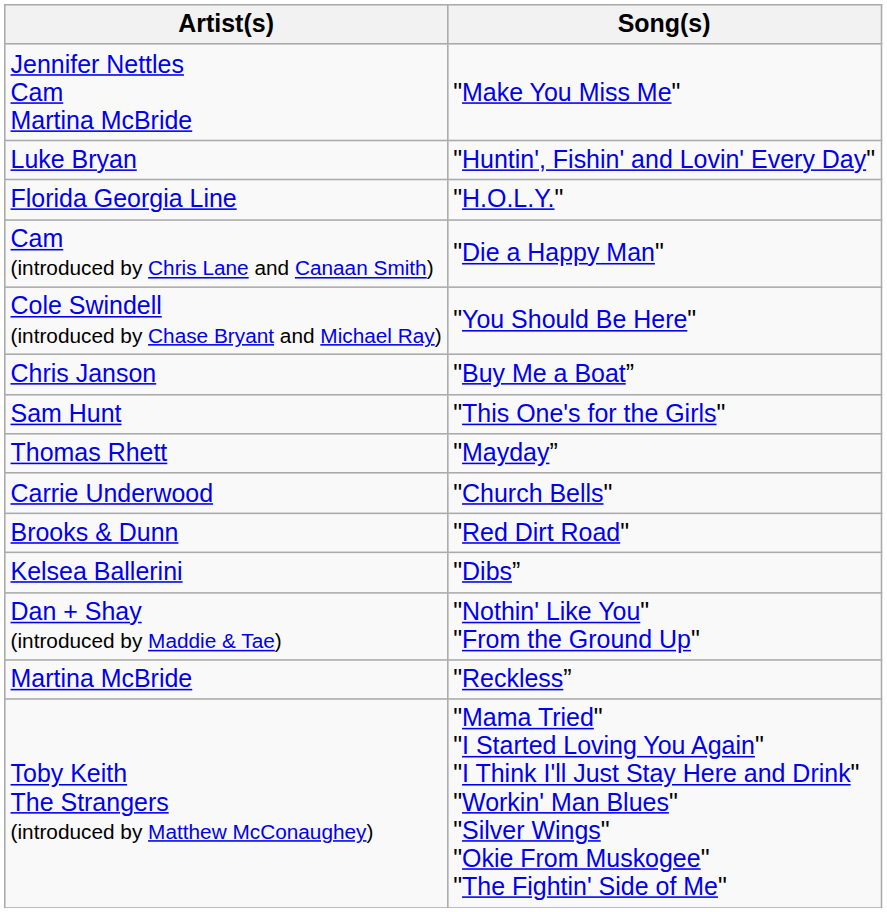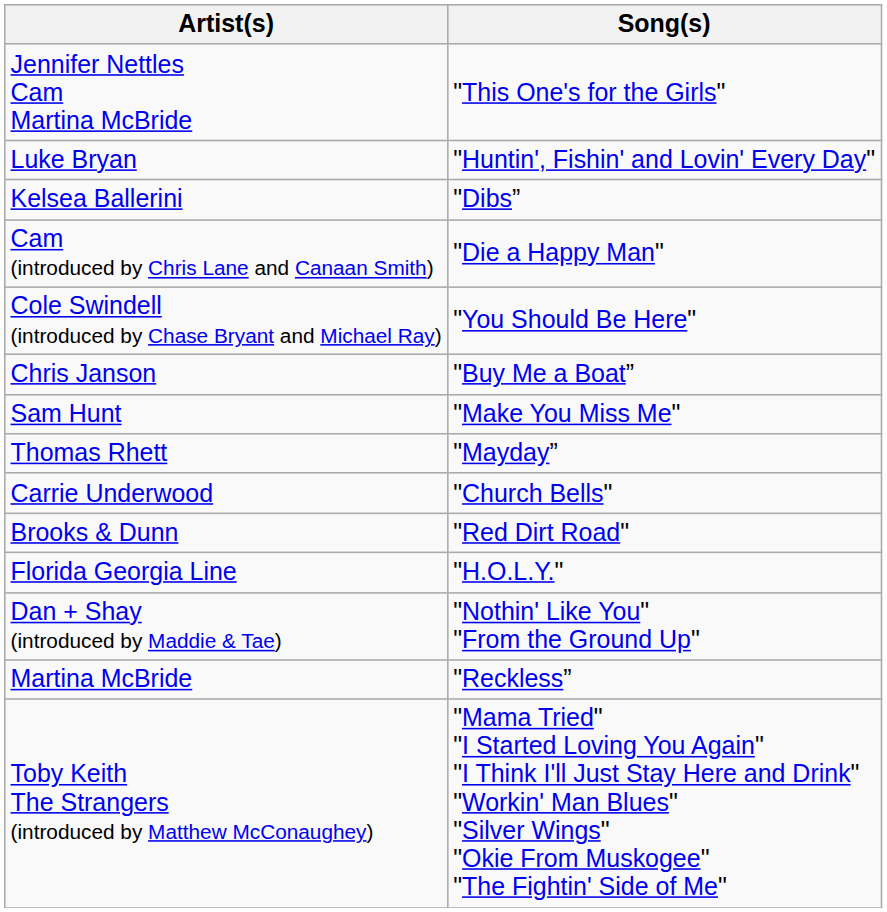(567, 91) "Make You Miss Me" -> (589, 91) "This One's for the Girls"
rows swapped: (124, 199) <-> (97, 572)
(589, 413) "This One's for the Girls" -> (567, 413) "Make You Miss Me"
